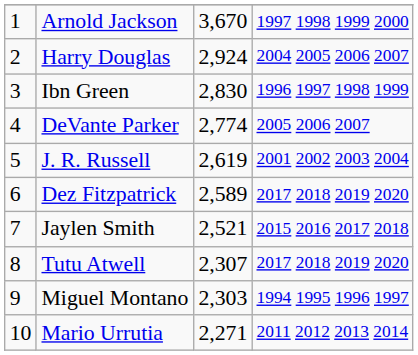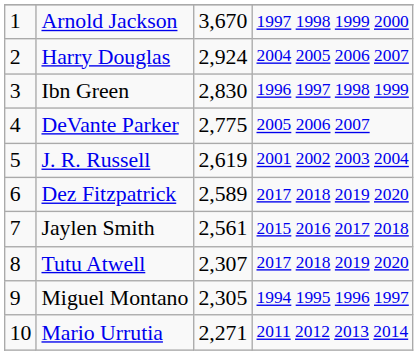(223, 125) 2,774 -> (223, 125) 2,775
(223, 228) 2,521 -> (223, 228) 2,561
(223, 297) 2,303 -> (223, 297) 2,305
